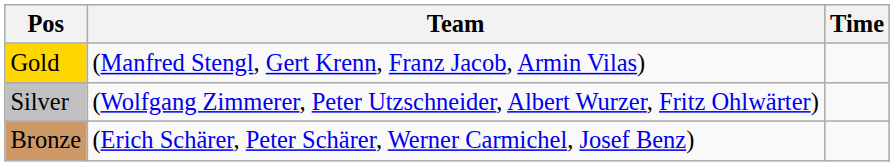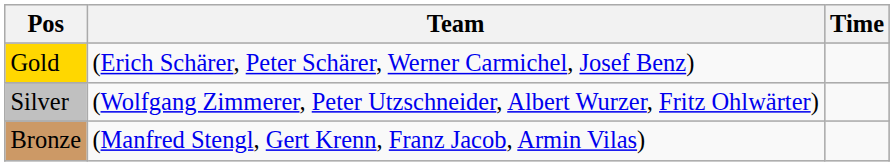(369, 62) (Manfred Stengl, Gert Krenn, Franz Jacob, Armin Vilas) -> (393, 62) (Erich Schärer, Peter Schärer, Werner Carmichel, Josef Benz)
(393, 140) (Erich Schärer, Peter Schärer, Werner Carmichel, Josef Benz) -> (369, 140) (Manfred Stengl, Gert Krenn, Franz Jacob, Armin Vilas)
